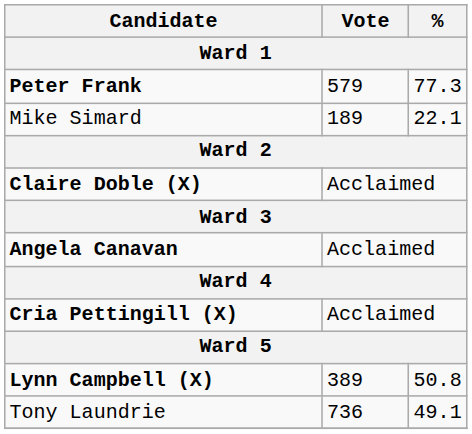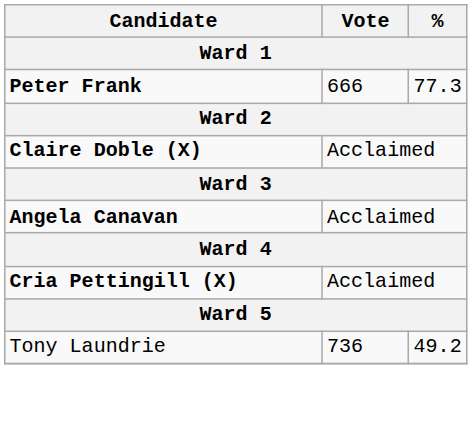(345, 86) 579 -> (345, 86) 666
- row: (76, 119)
- row: (112, 380)
(438, 413) 49.1 -> (438, 347) 49.2
